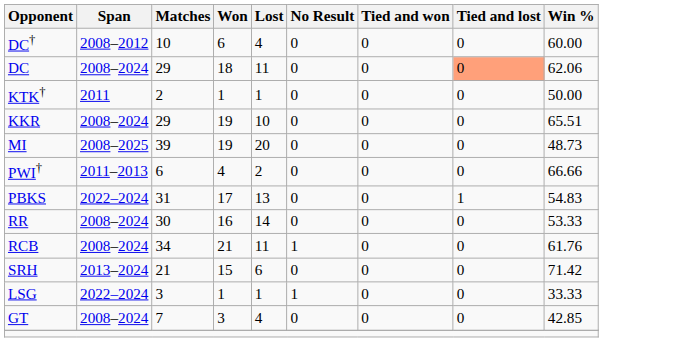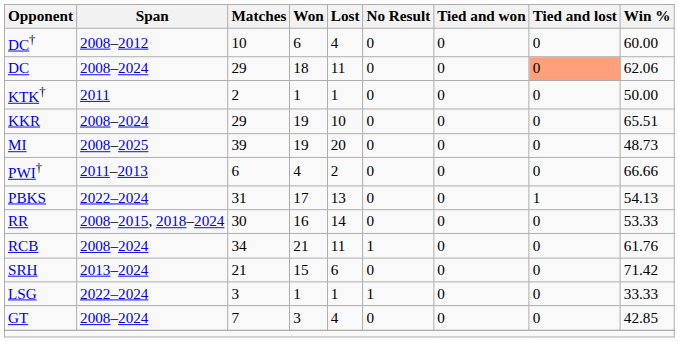(565, 197) 54.83 -> (641, 197) 54.13
(114, 221) 2008–2024 -> (152, 221) 2008–2015, 2018–2024
